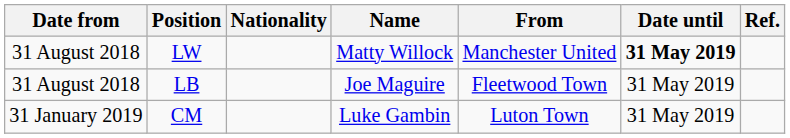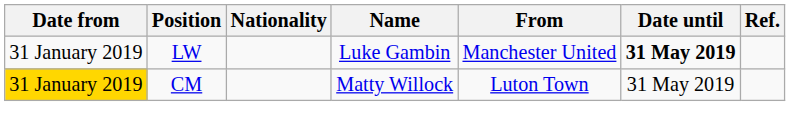(76, 52) 31 August 2018 -> (76, 52) 31 January 2019
(395, 52) Matty Willock -> (395, 52) Luke Gambin
- row: (187, 84)
(76, 116) no background -> (76, 84) gold background
(395, 116) Luke Gambin -> (395, 84) Matty Willock
